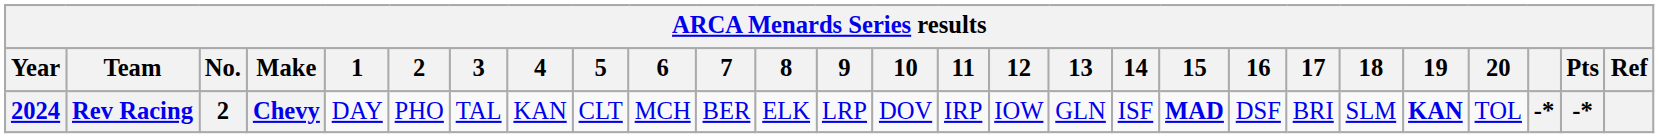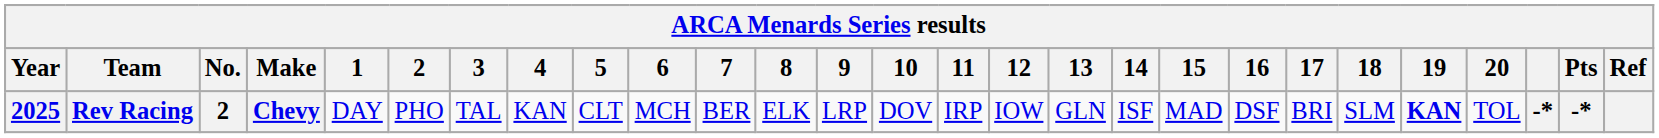(36, 111) 2024 -> (36, 111) 2025
(1194, 111) bold -> (1194, 111) normal
